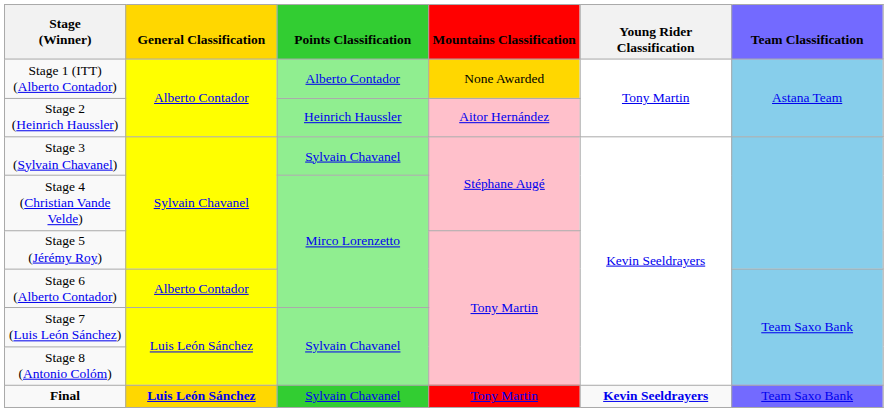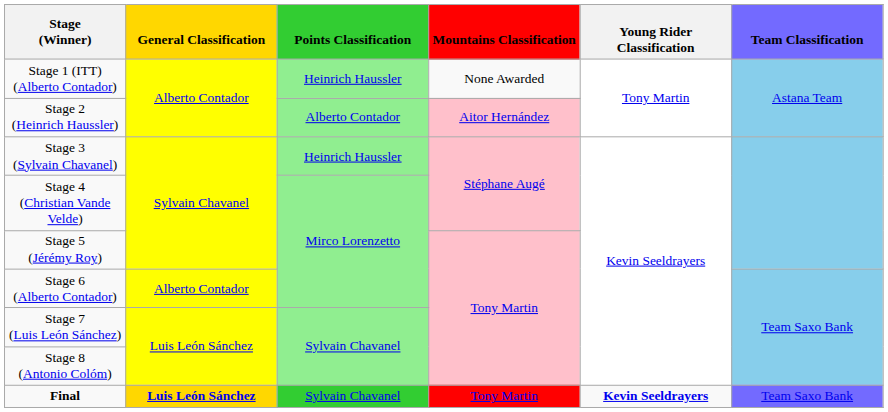(353, 79) Alberto Contador -> (353, 79) Heinrich Haussler
(504, 79) gold background -> (504, 79) no background
(353, 117) Heinrich Haussler -> (353, 117) Alberto Contador
(353, 156) Sylvain Chavanel -> (353, 156) Heinrich Haussler
